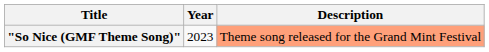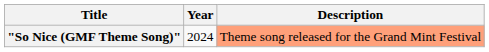(200, 36) 2023 -> (200, 36) 2024
